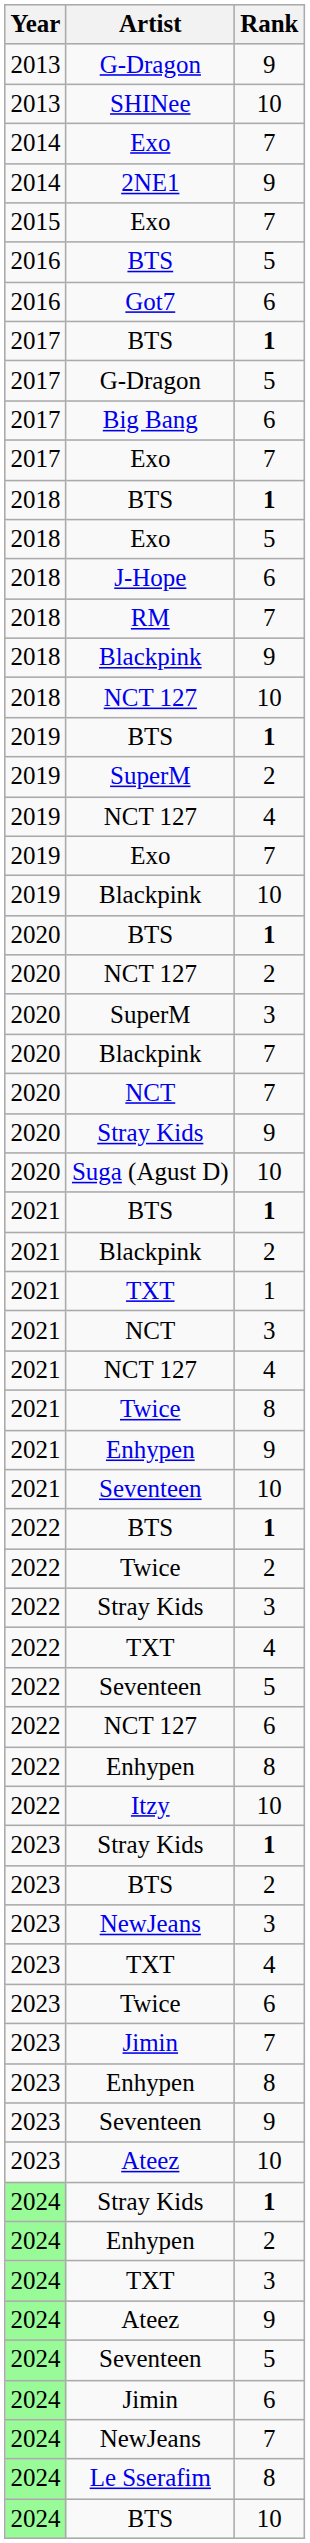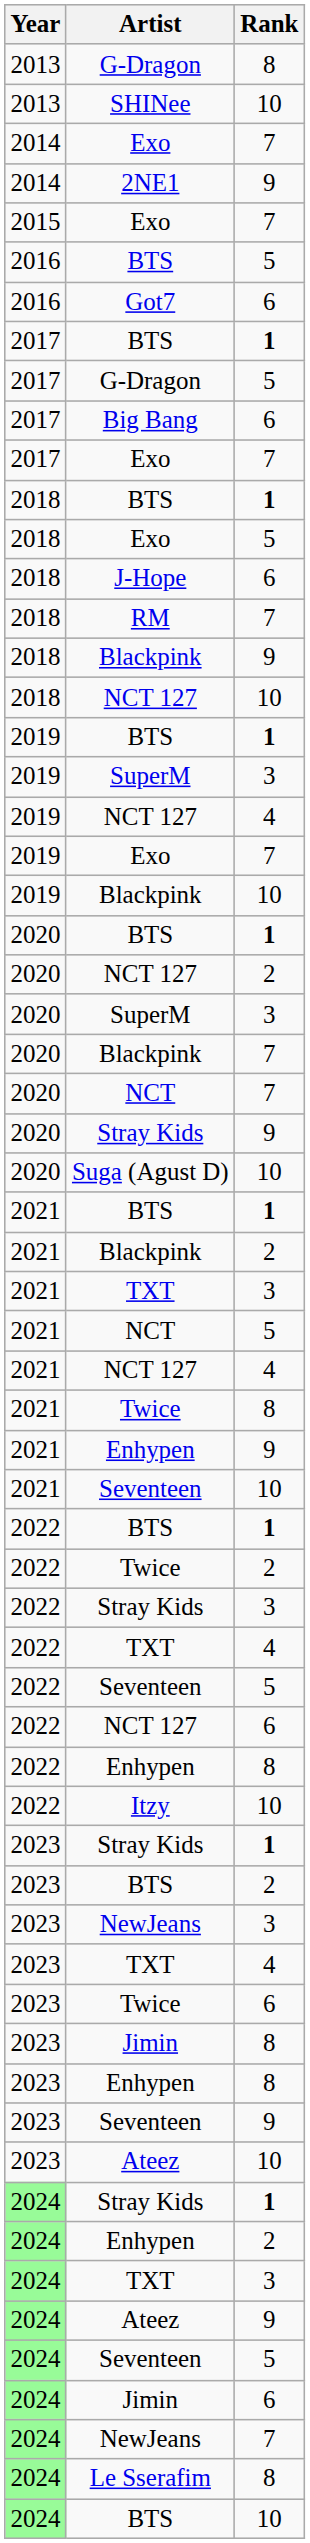(269, 63) 9 -> (269, 63) 8
(269, 776) 2 -> (269, 776) 3
(269, 1291) 1 -> (269, 1291) 3
(269, 1330) 3 -> (269, 1330) 5
(269, 2043) 7 -> (269, 2043) 8
